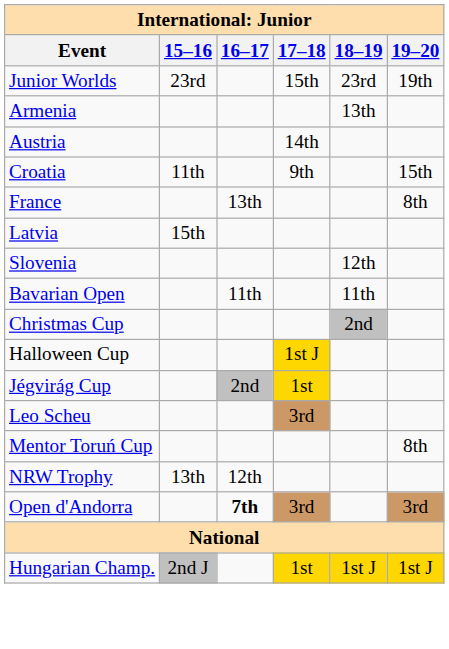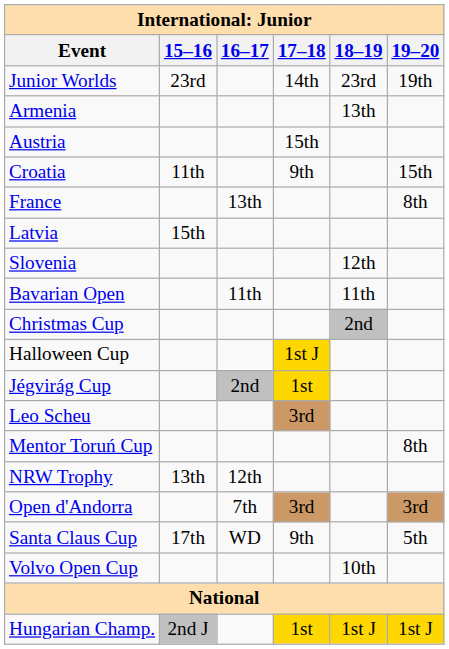(302, 80) 15th -> (302, 80) 14th
(302, 141) 14th -> (302, 141) 15th
(245, 506) bold -> (245, 506) normal
+ row: (73, 537)
+ row: (73, 567)
